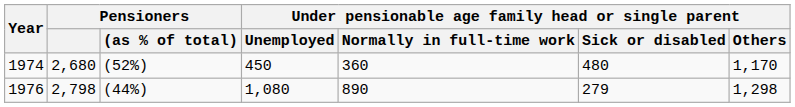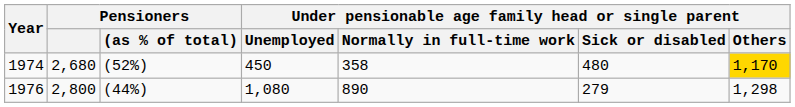(355, 65) 360 -> (355, 65) 358
(755, 65) no background -> (755, 65) gold background
(74, 90) 2,798 -> (74, 90) 2,800
